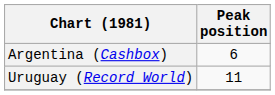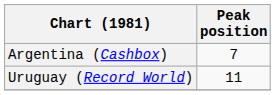(234, 55) 6 -> (234, 55) 7
